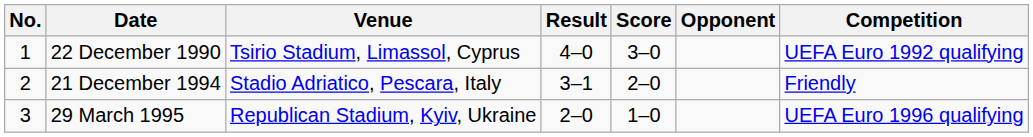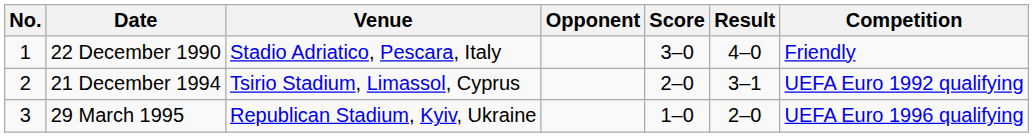columns swapped: (728, 20) <-> (576, 20)
(375, 52) Tsirio Stadium, Limassol, Cyprus -> (366, 52) Stadio Adriatico, Pescara, Italy
(904, 52) UEFA Euro 1992 qualifying -> (820, 52) Friendly
(366, 83) Stadio Adriatico, Pescara, Italy -> (375, 83) Tsirio Stadium, Limassol, Cyprus
(820, 83) Friendly -> (904, 83) UEFA Euro 1992 qualifying
